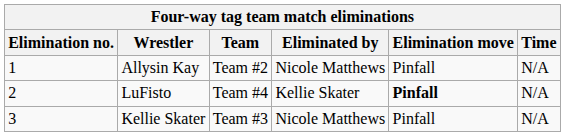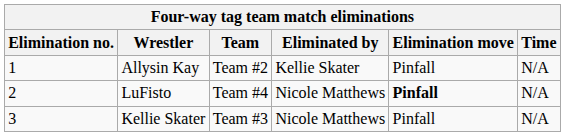(330, 67) Nicole Matthews -> (317, 67) Kellie Skater
(317, 93) Kellie Skater -> (330, 93) Nicole Matthews
